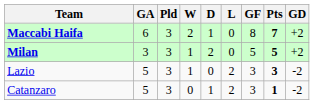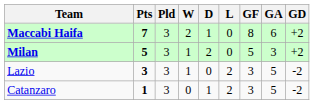columns swapped: (275, 14) <-> (145, 14)
